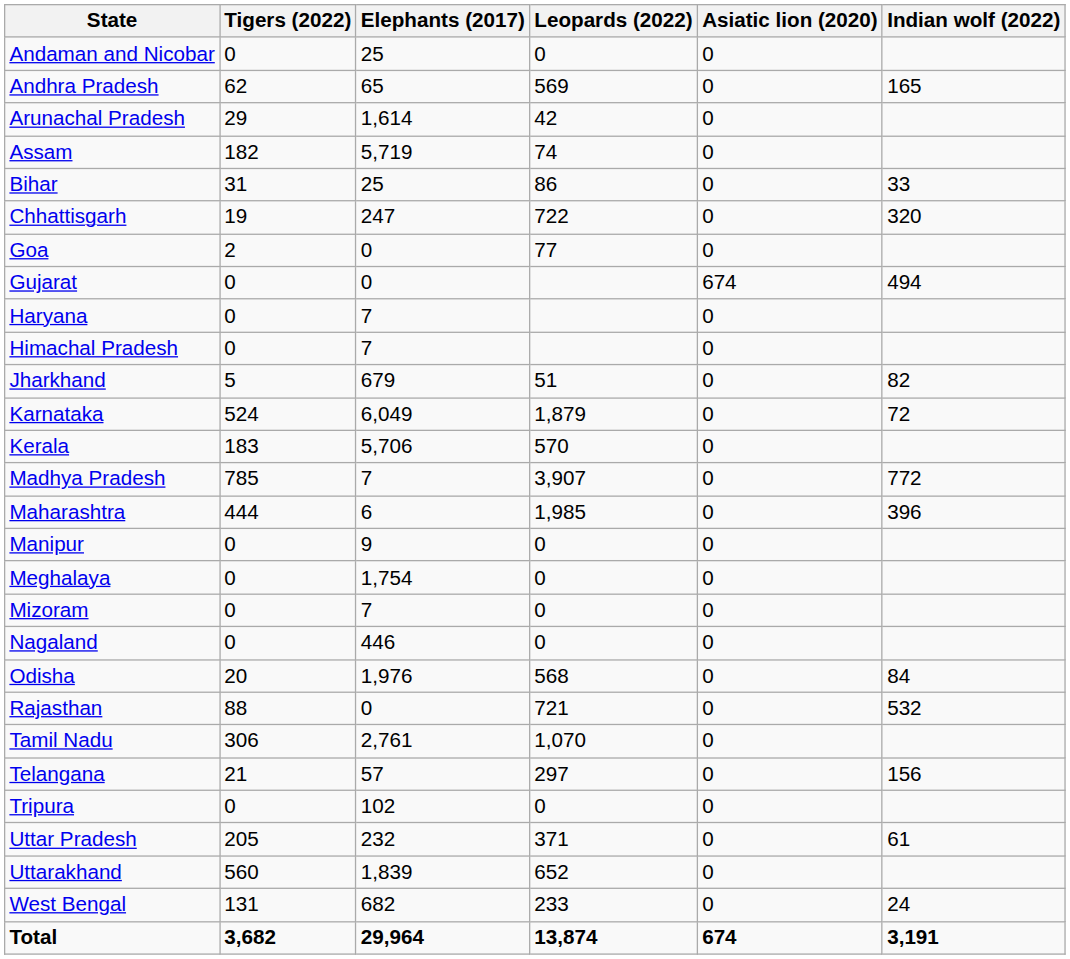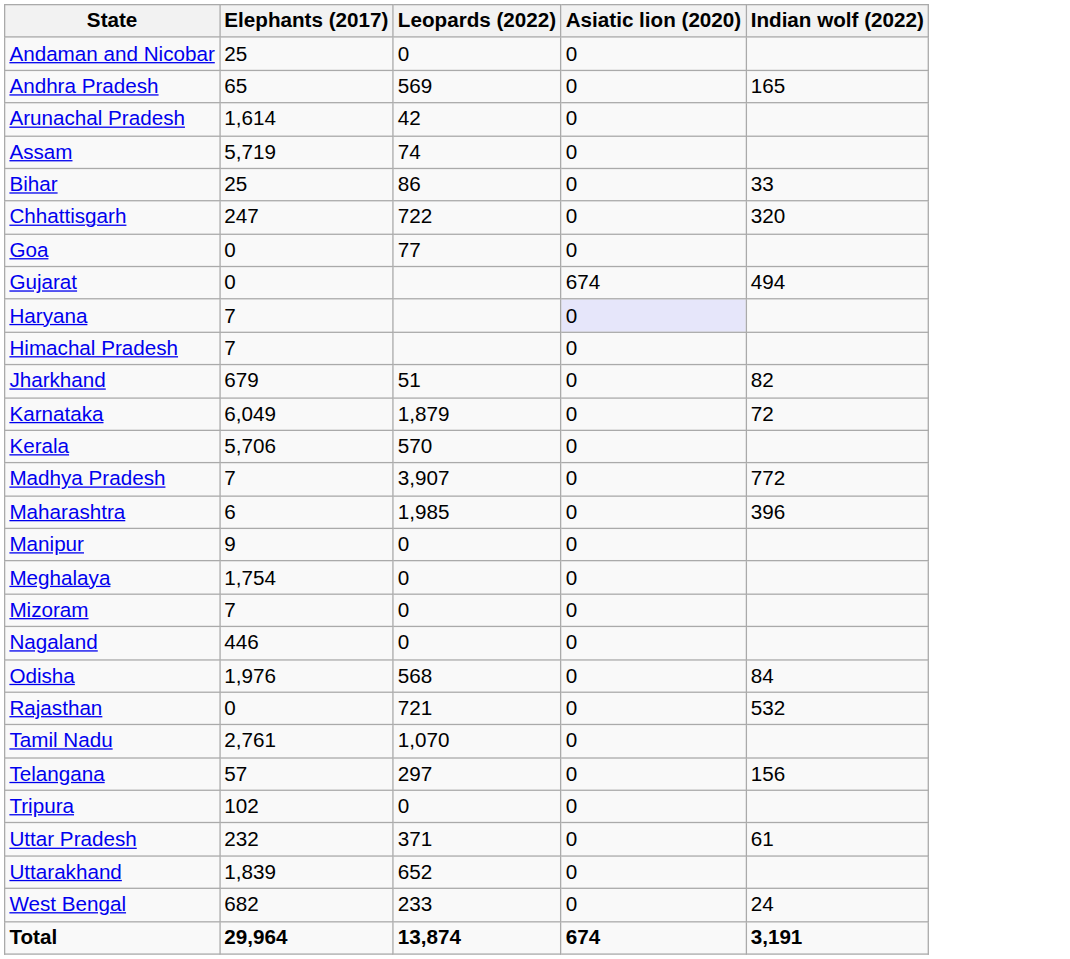- column: (288, 20)
(708, 315) no background -> (571, 315) lavender background
